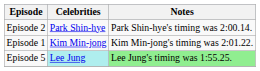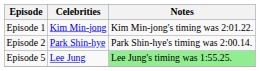rows swapped: (26, 43) <-> (26, 27)
(68, 58) paleturquoise background -> (68, 58) no background
